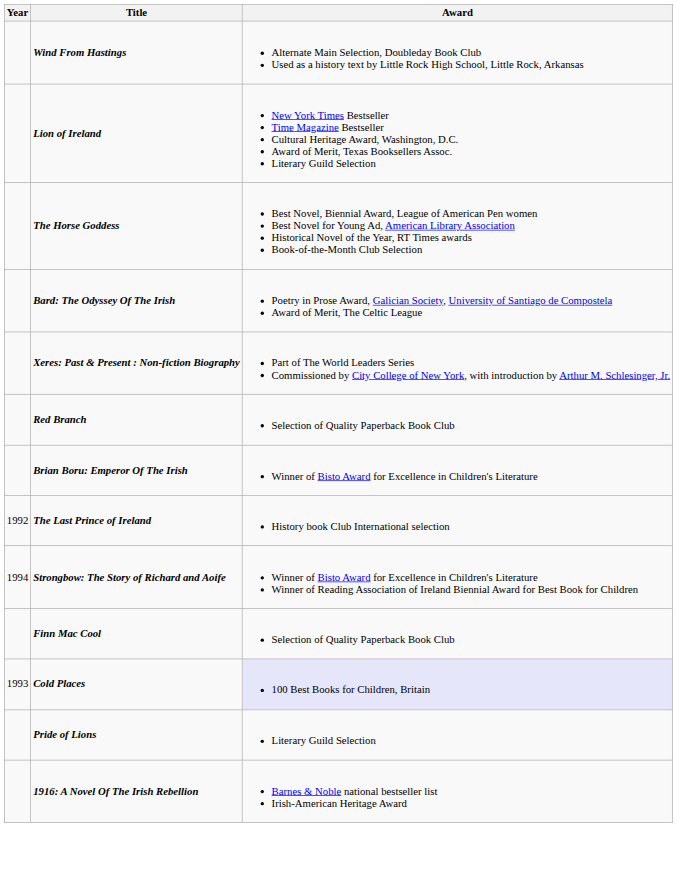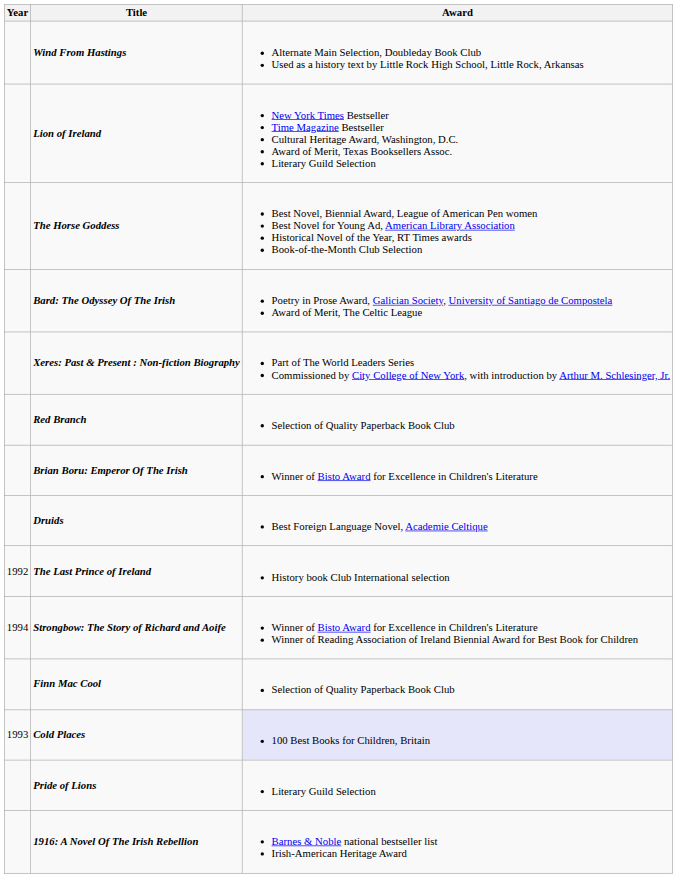+ row: (48, 520)
